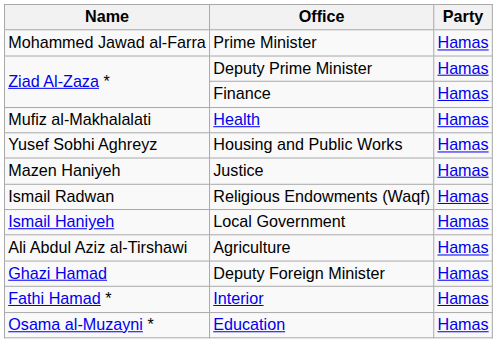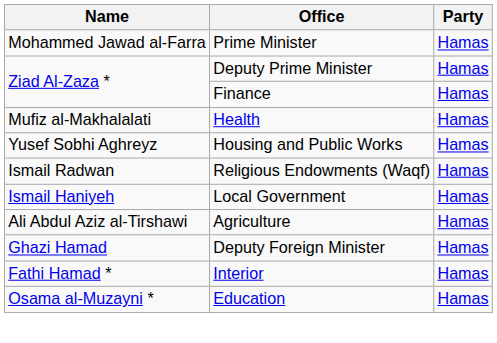- row: (238, 171)
